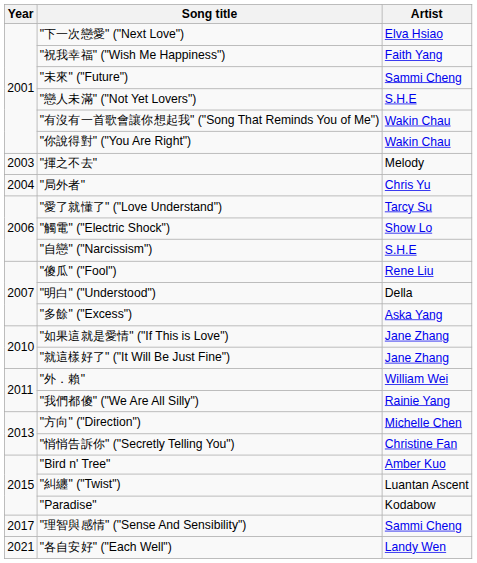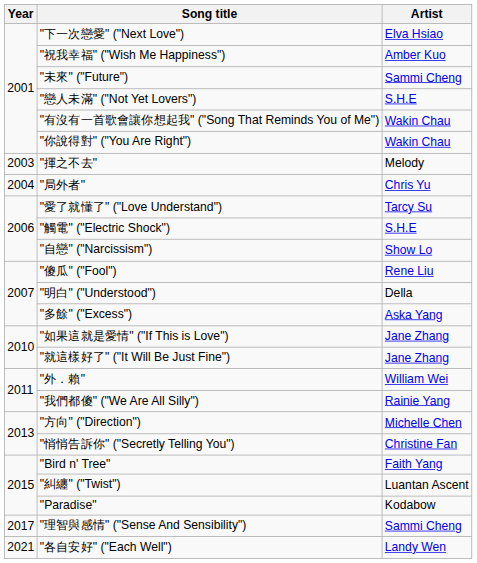(414, 56) Faith Yang -> (415, 56) Amber Kuo
(408, 228) Show Lo -> (401, 228) S.H.E
(401, 250) S.H.E -> (408, 250) Show Lo
(415, 464) Amber Kuo -> (414, 464) Faith Yang
